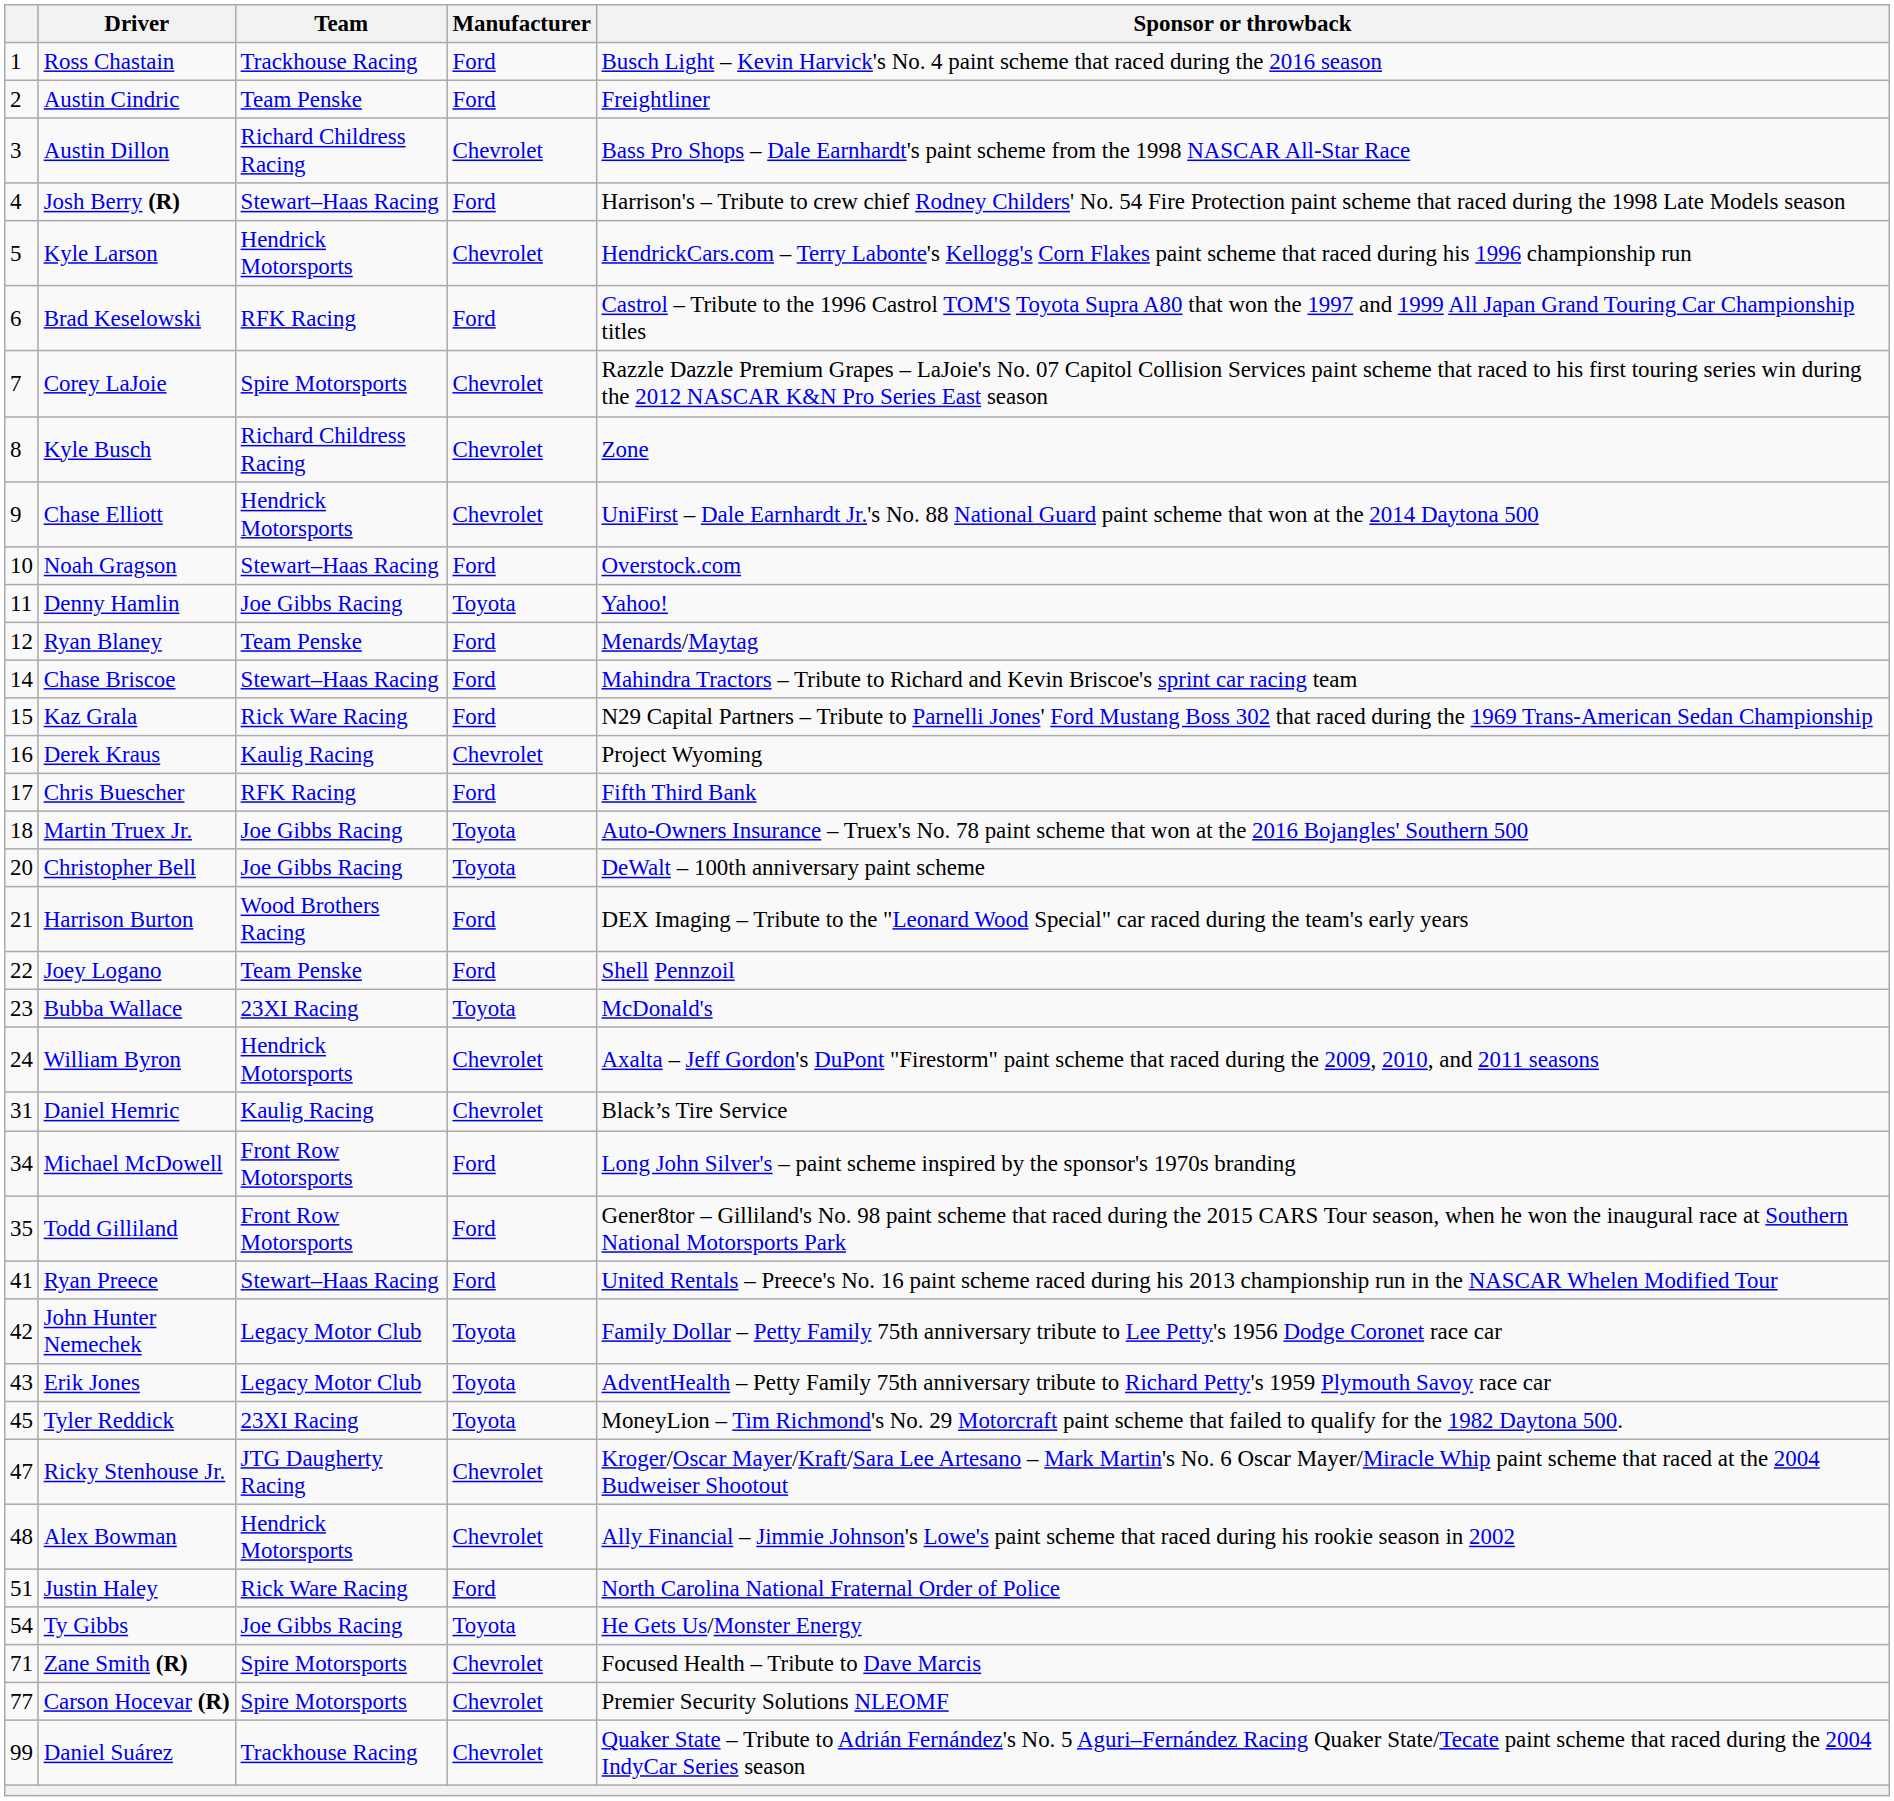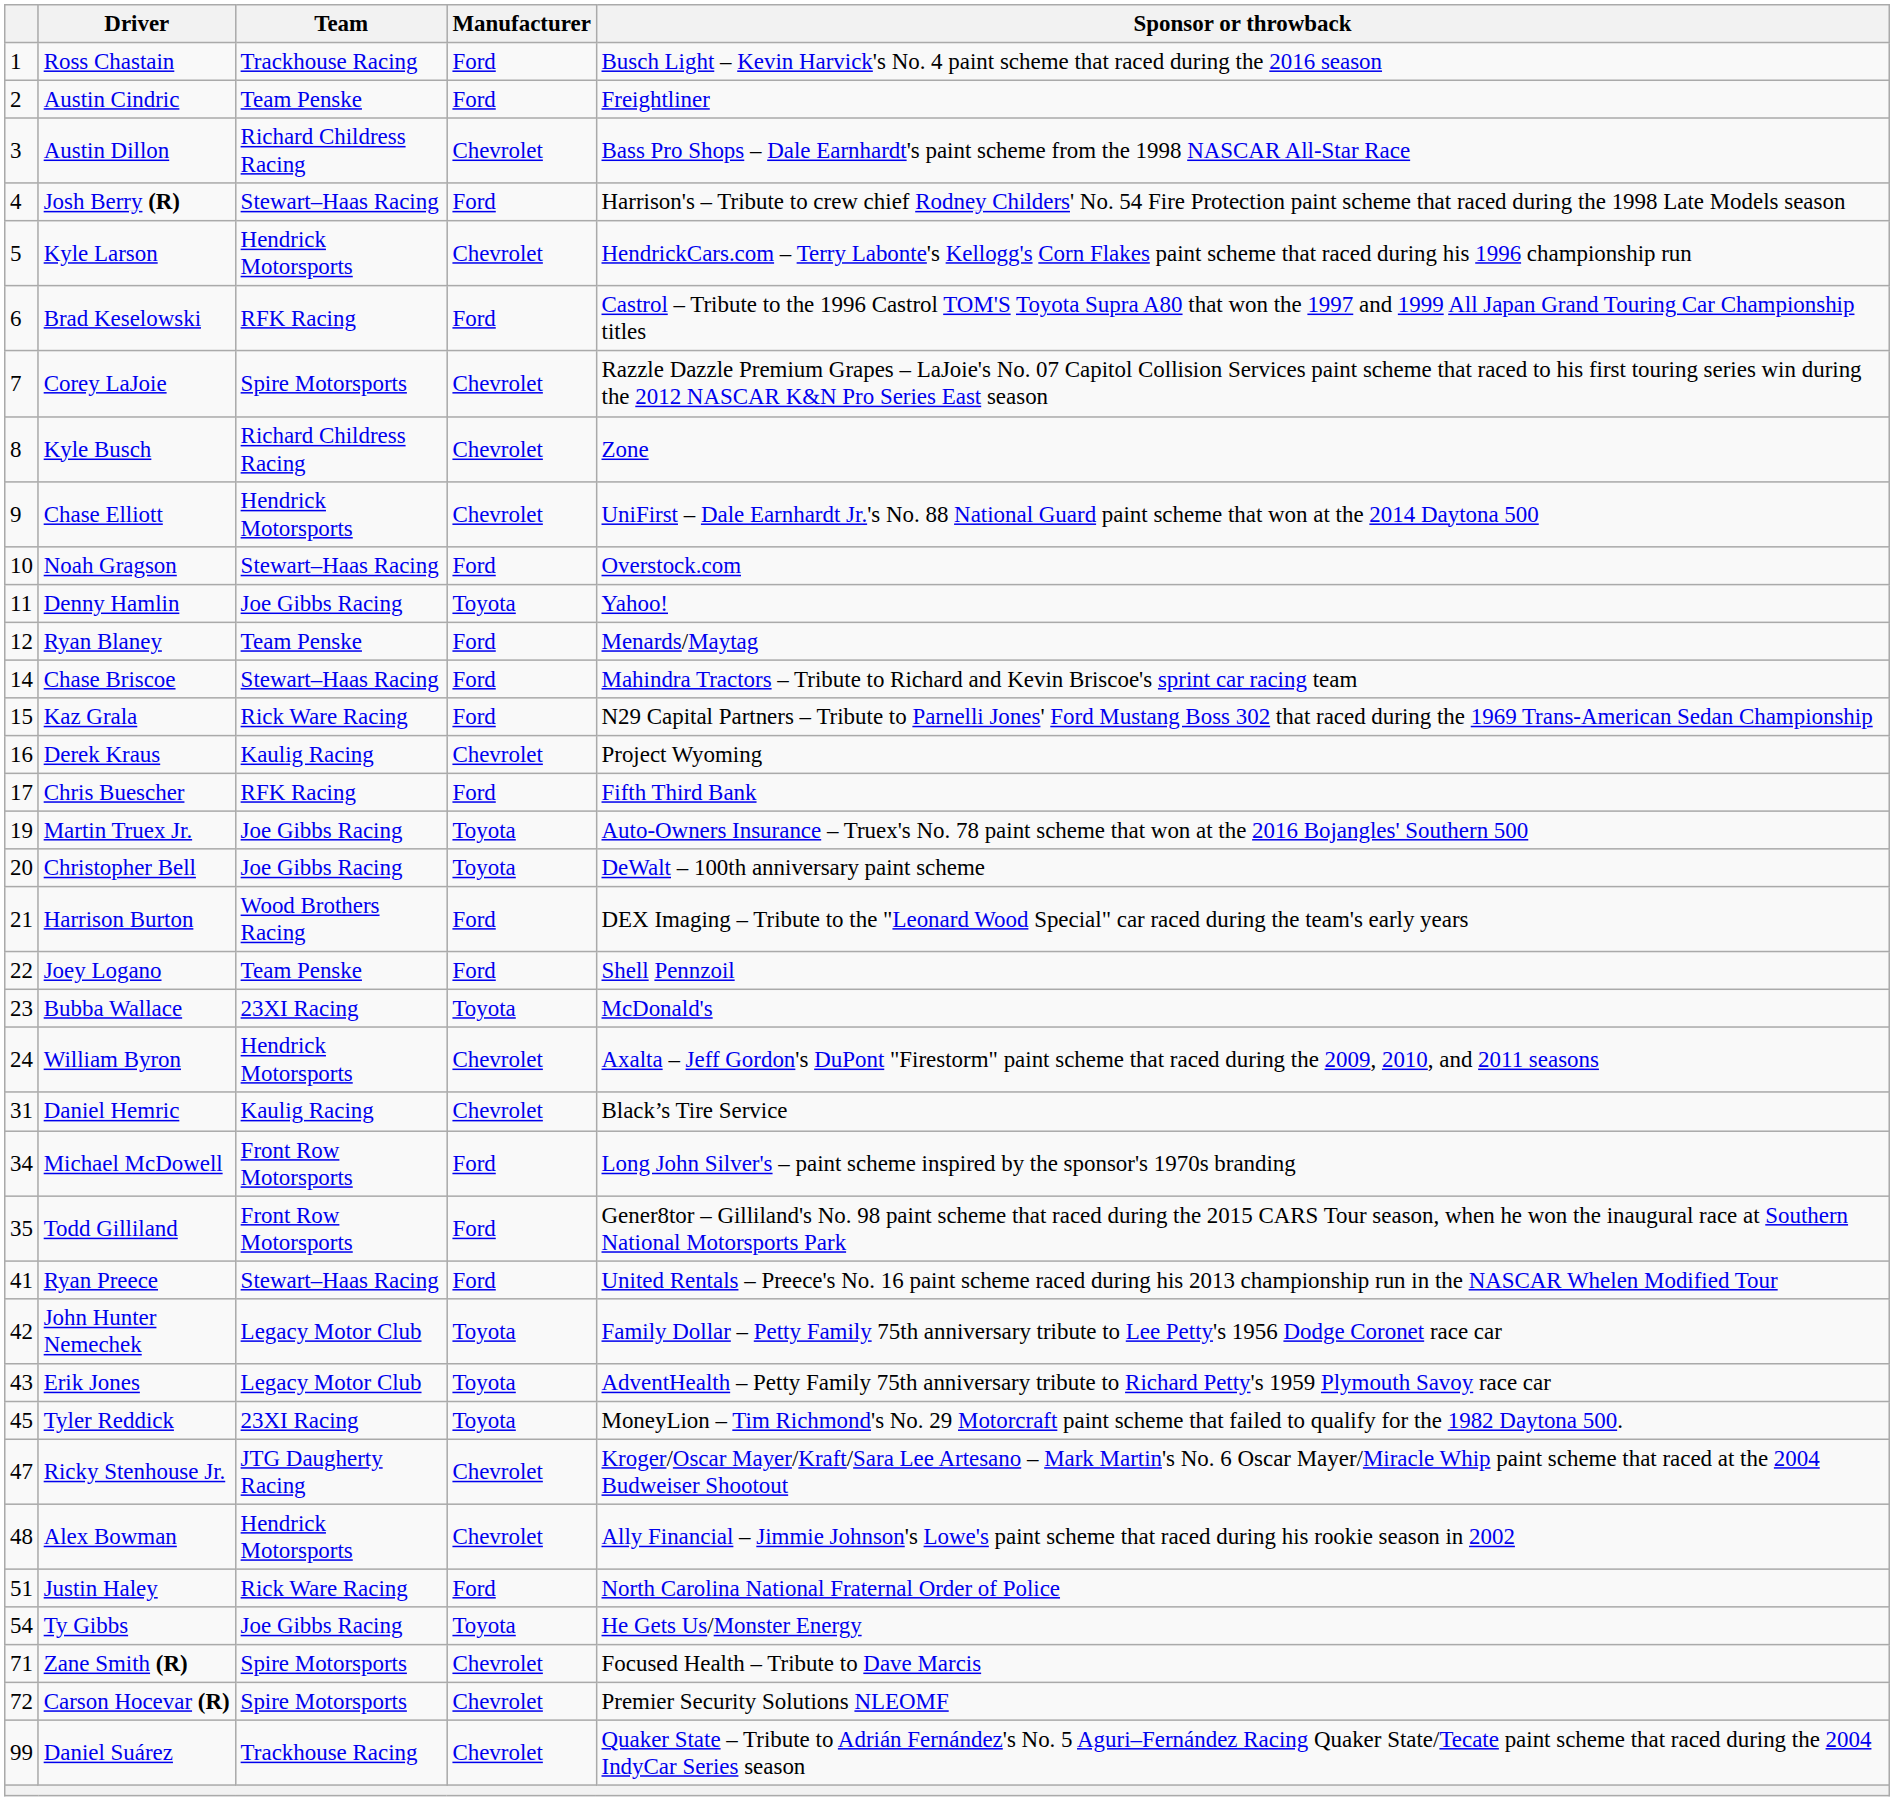(22, 830) 18 -> (22, 830) 19
(22, 1701) 77 -> (22, 1701) 72
